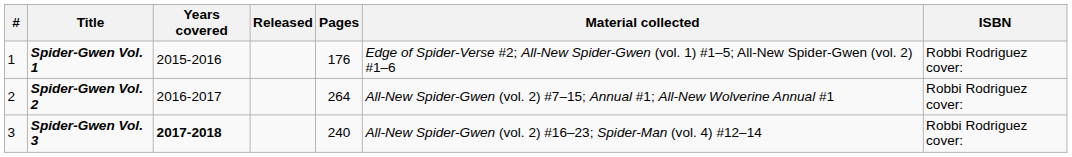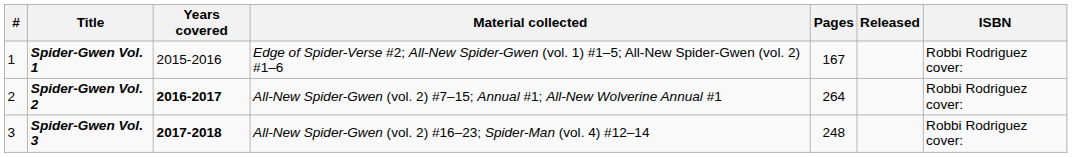columns swapped: (643, 22) <-> (283, 22)
(339, 59) 176 -> (834, 59) 167
(189, 96) normal -> (189, 96) bold
(339, 133) 240 -> (834, 133) 248
